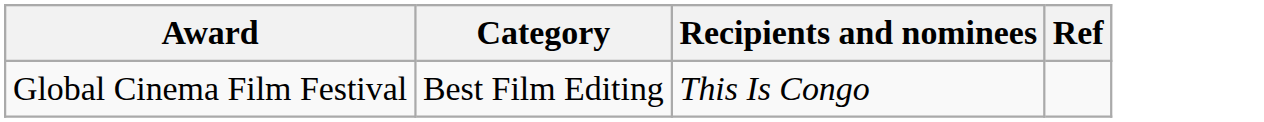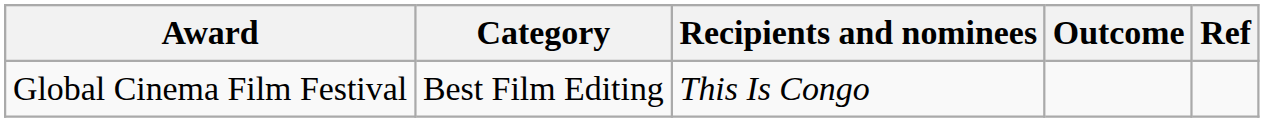+ column: (1119, 32)
